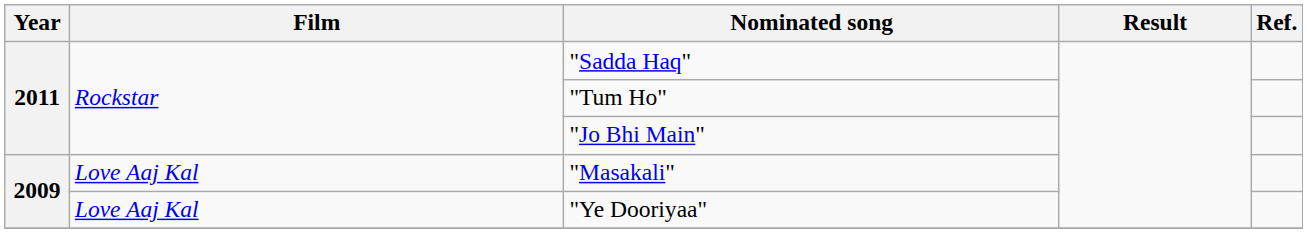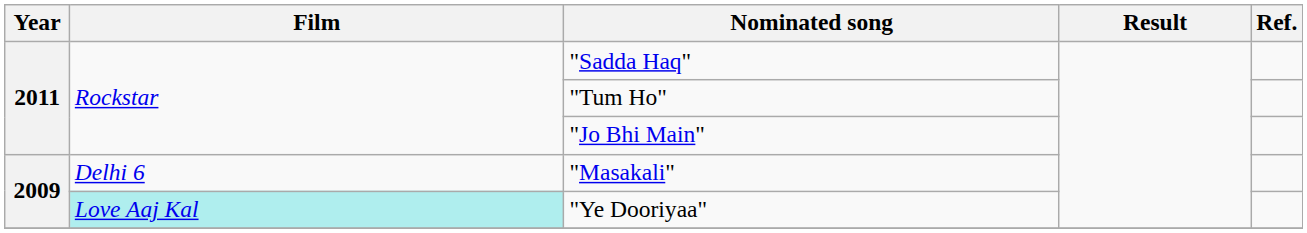(137, 172) Love Aaj Kal -> (110, 172) Delhi 6
(137, 209) no background -> (137, 209) paleturquoise background
